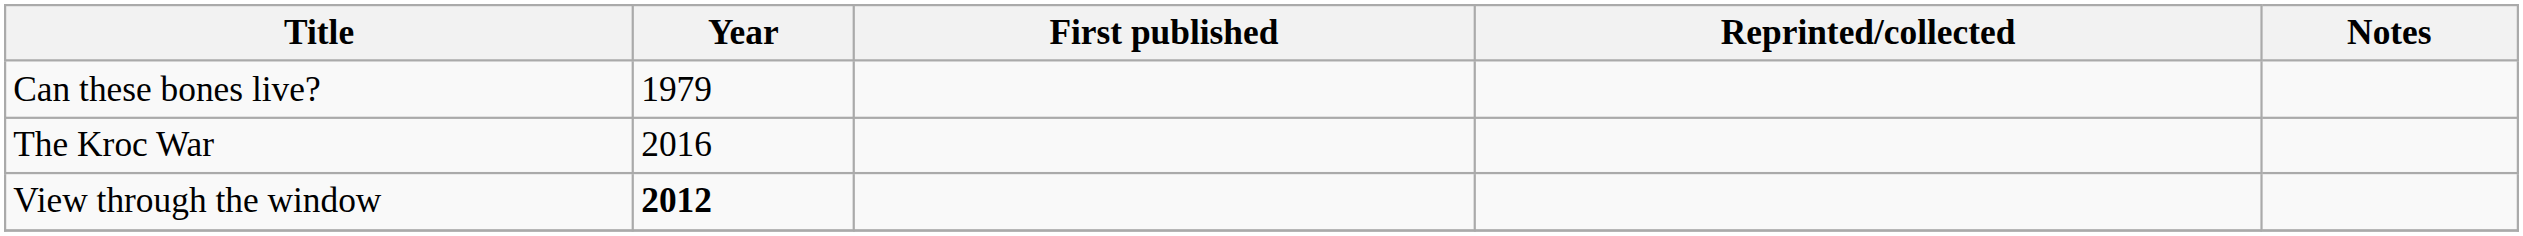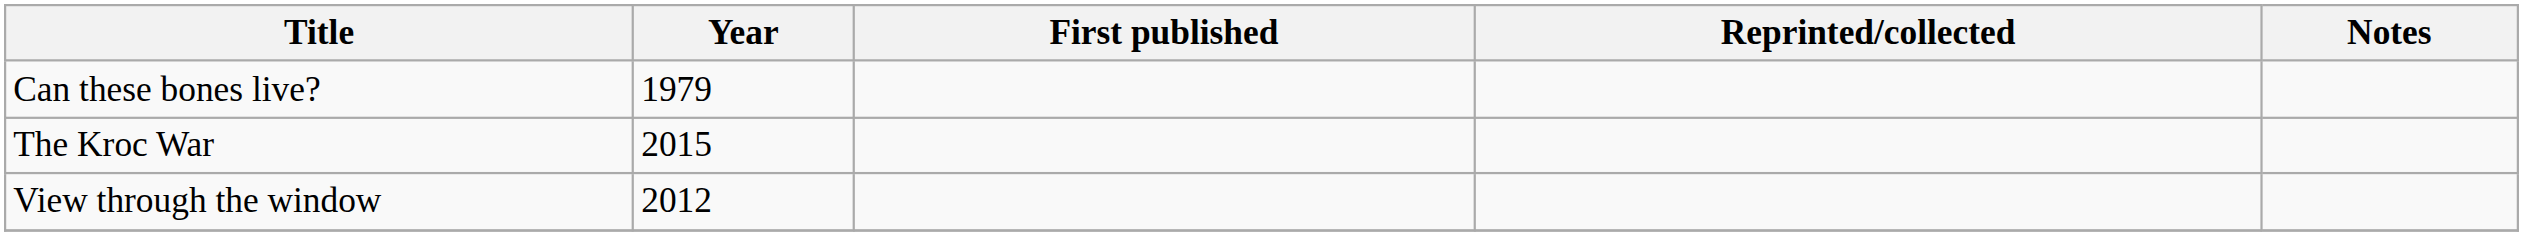(677, 144) 2016 -> (677, 144) 2015
(677, 200) bold -> (677, 200) normal
